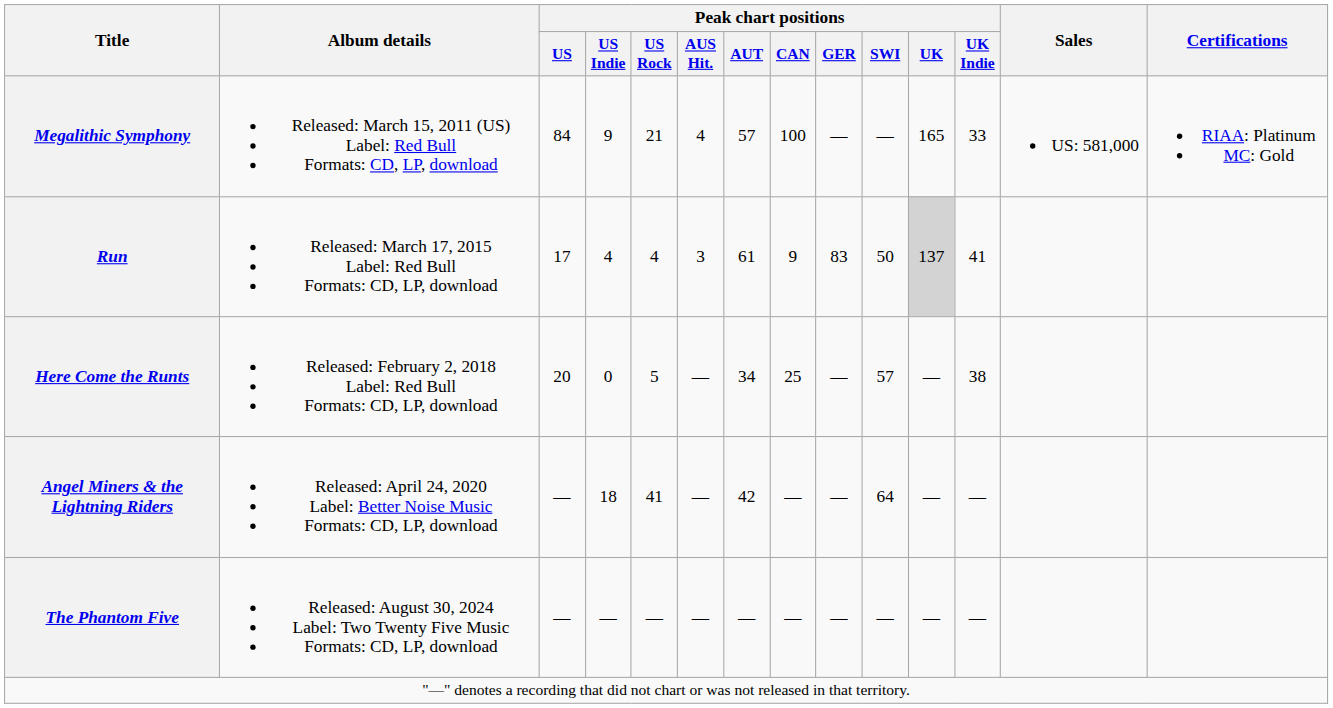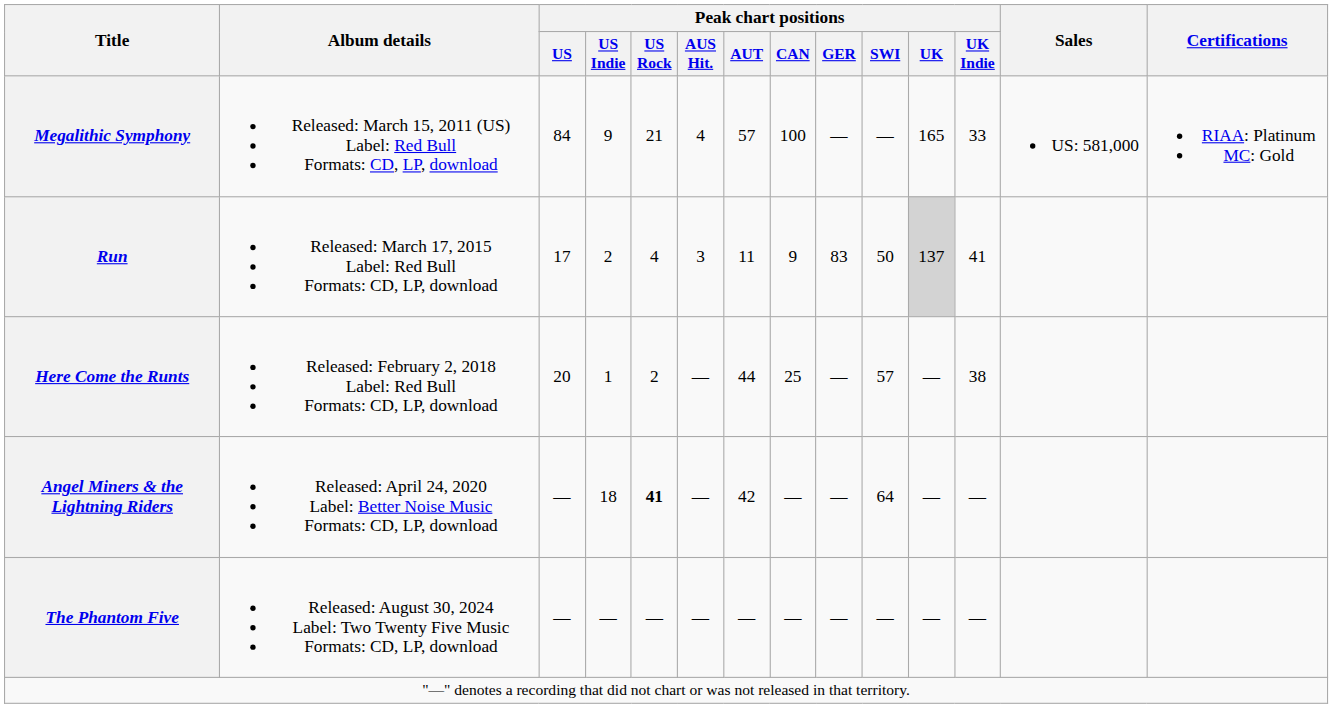(608, 256) 4 -> (608, 256) 2
(747, 256) 61 -> (747, 256) 11
(608, 376) 0 -> (608, 376) 1
(654, 376) 5 -> (654, 376) 2
(747, 376) 34 -> (747, 376) 44
(654, 496) normal -> (654, 496) bold
